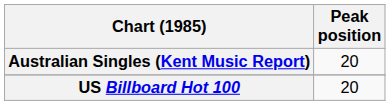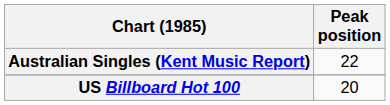(349, 61) 20 -> (349, 61) 22
